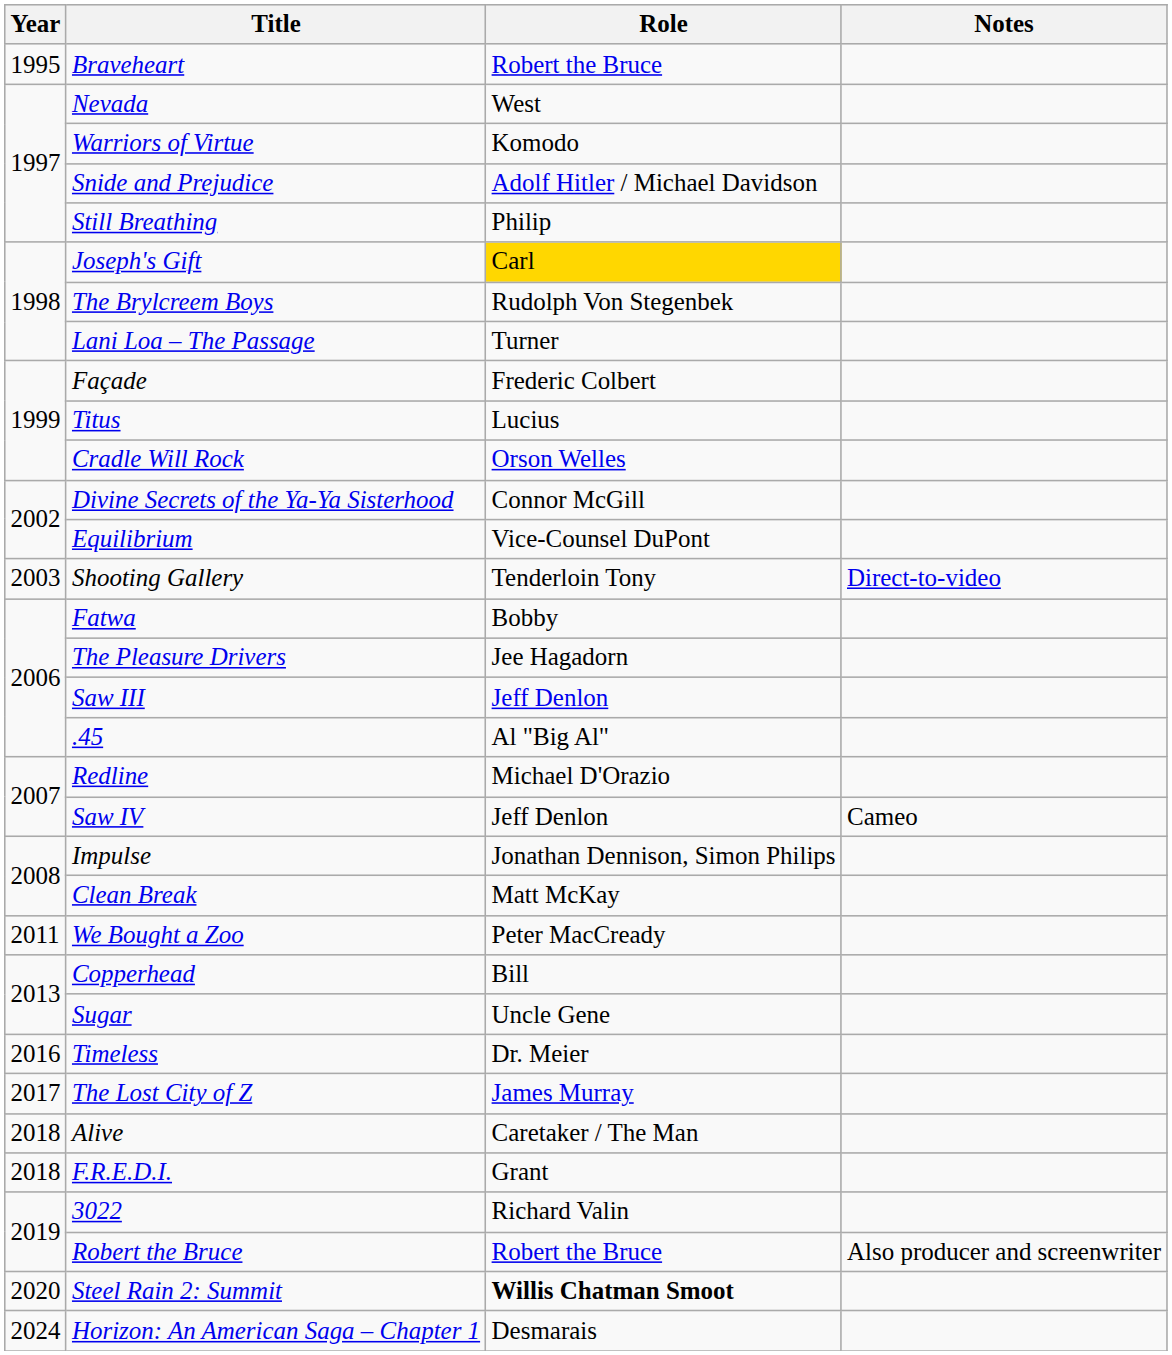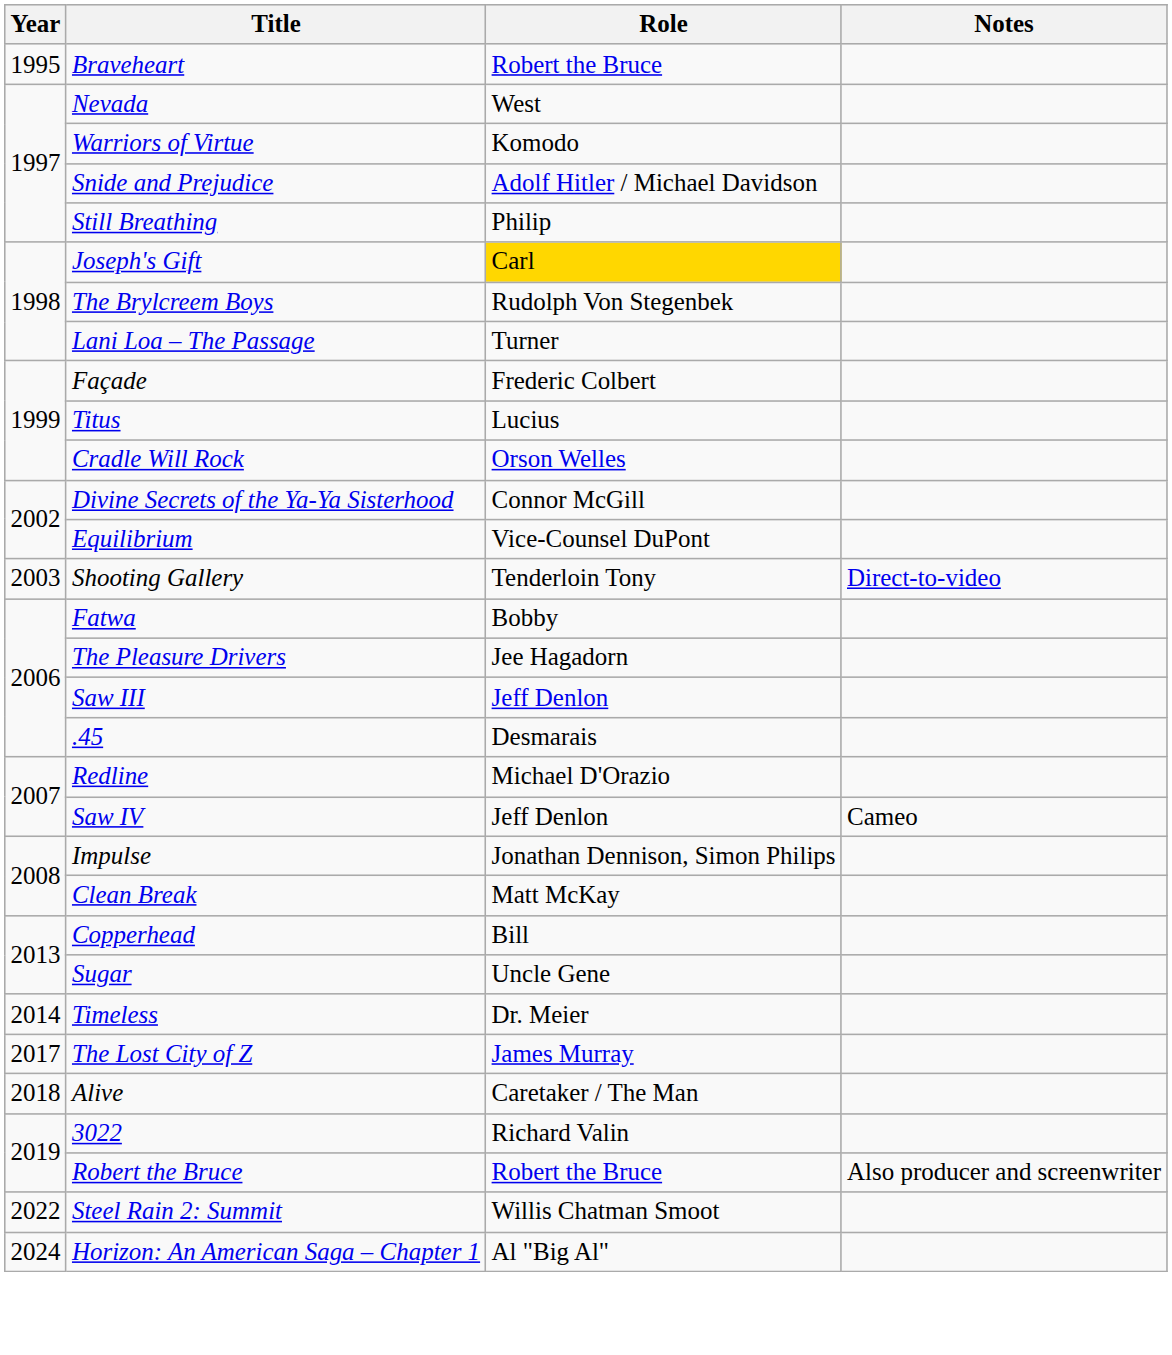(550, 736) Al "Big Al" -> (544, 736) Desmarais
- row: (158, 934)
(35, 1053) 2016 -> (35, 1013) 2014
- row: (122, 1172)
(35, 1291) 2020 -> (35, 1211) 2022
(613, 1291) bold -> (606, 1211) normal
(544, 1330) Desmarais -> (550, 1251) Al "Big Al"
